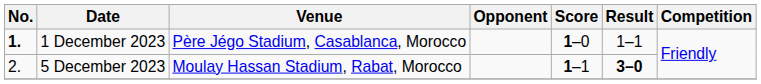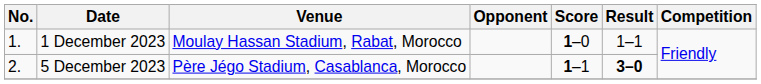(15, 41) bold -> (15, 41) normal
(319, 41) Père Jégo Stadium, Casablanca, Morocco -> (317, 41) Moulay Hassan Stadium, Rabat, Morocco
(317, 66) Moulay Hassan Stadium, Rabat, Morocco -> (319, 66) Père Jégo Stadium, Casablanca, Morocco
